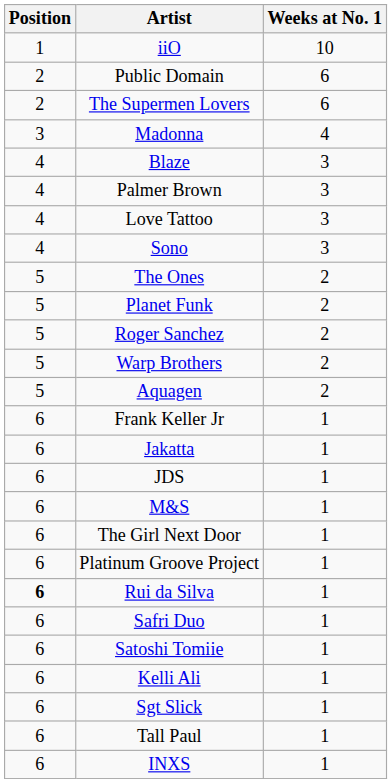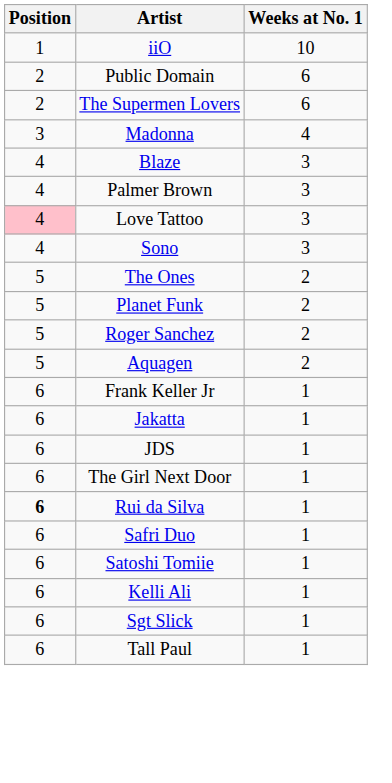(40, 219) no background -> (40, 219) pink background
- row: (169, 362)
- row: (169, 506)
- row: (169, 563)
- row: (169, 764)
